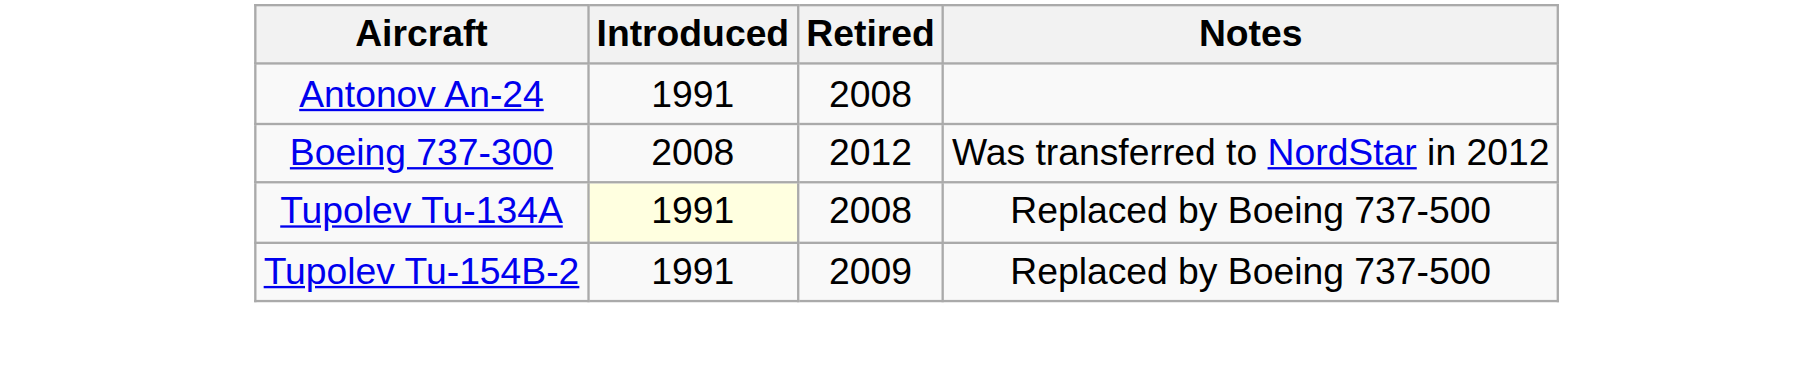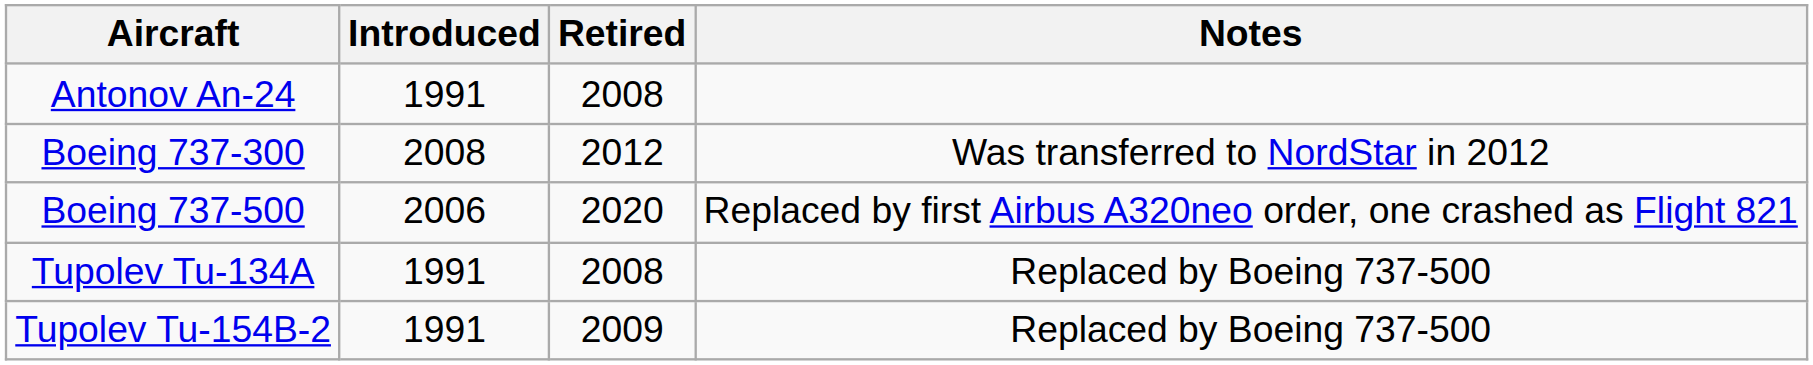+ row: (173, 211)
(693, 211) lightyellow background -> (444, 270) no background
